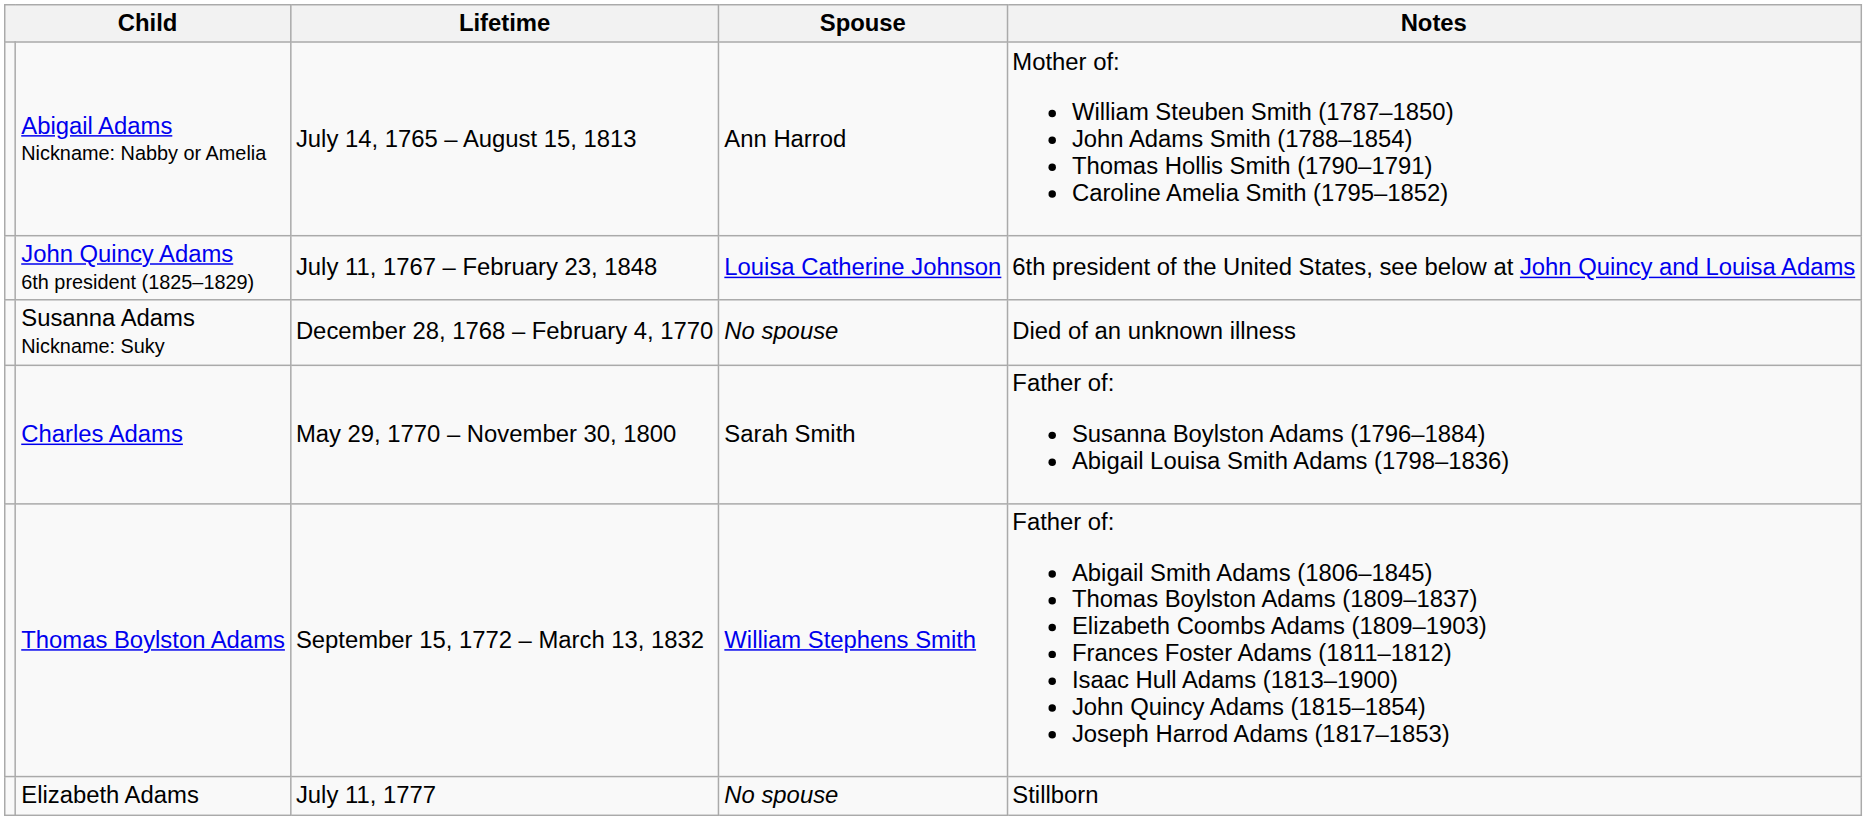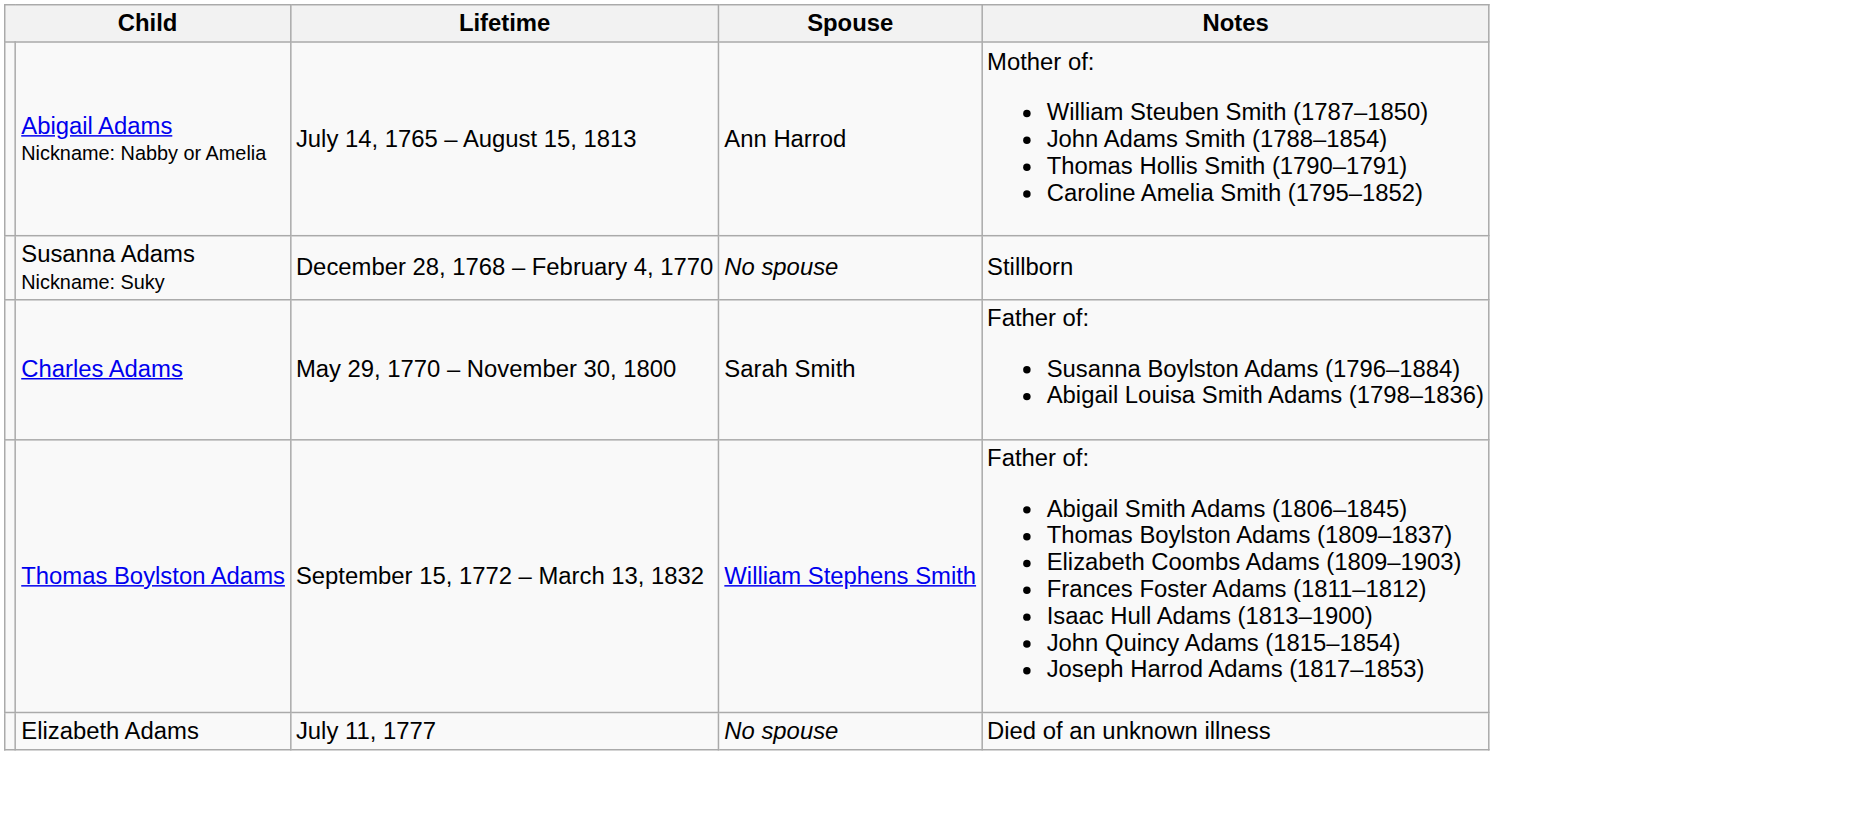- row: (138, 267)
(1154, 332) Died of an unknown illness -> (1030, 267) Stillborn
(1055, 795) Stillborn -> (1129, 730) Died of an unknown illness
